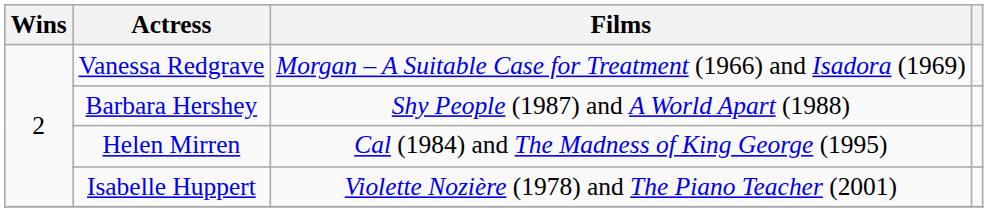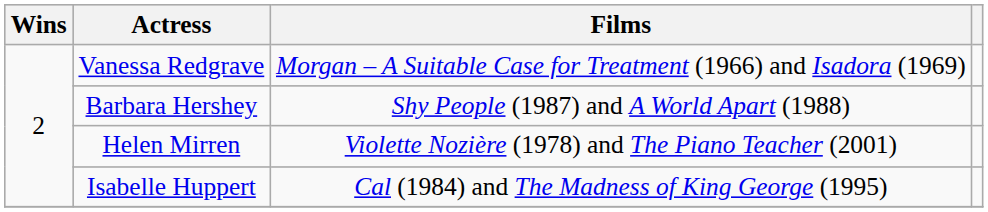(621, 145) Cal (1984) and The Madness of King George (1995) -> (621, 145) Violette Nozière (1978) and The Piano Teacher (2001)
(621, 186) Violette Nozière (1978) and The Piano Teacher (2001) -> (621, 186) Cal (1984) and The Madness of King George (1995)
